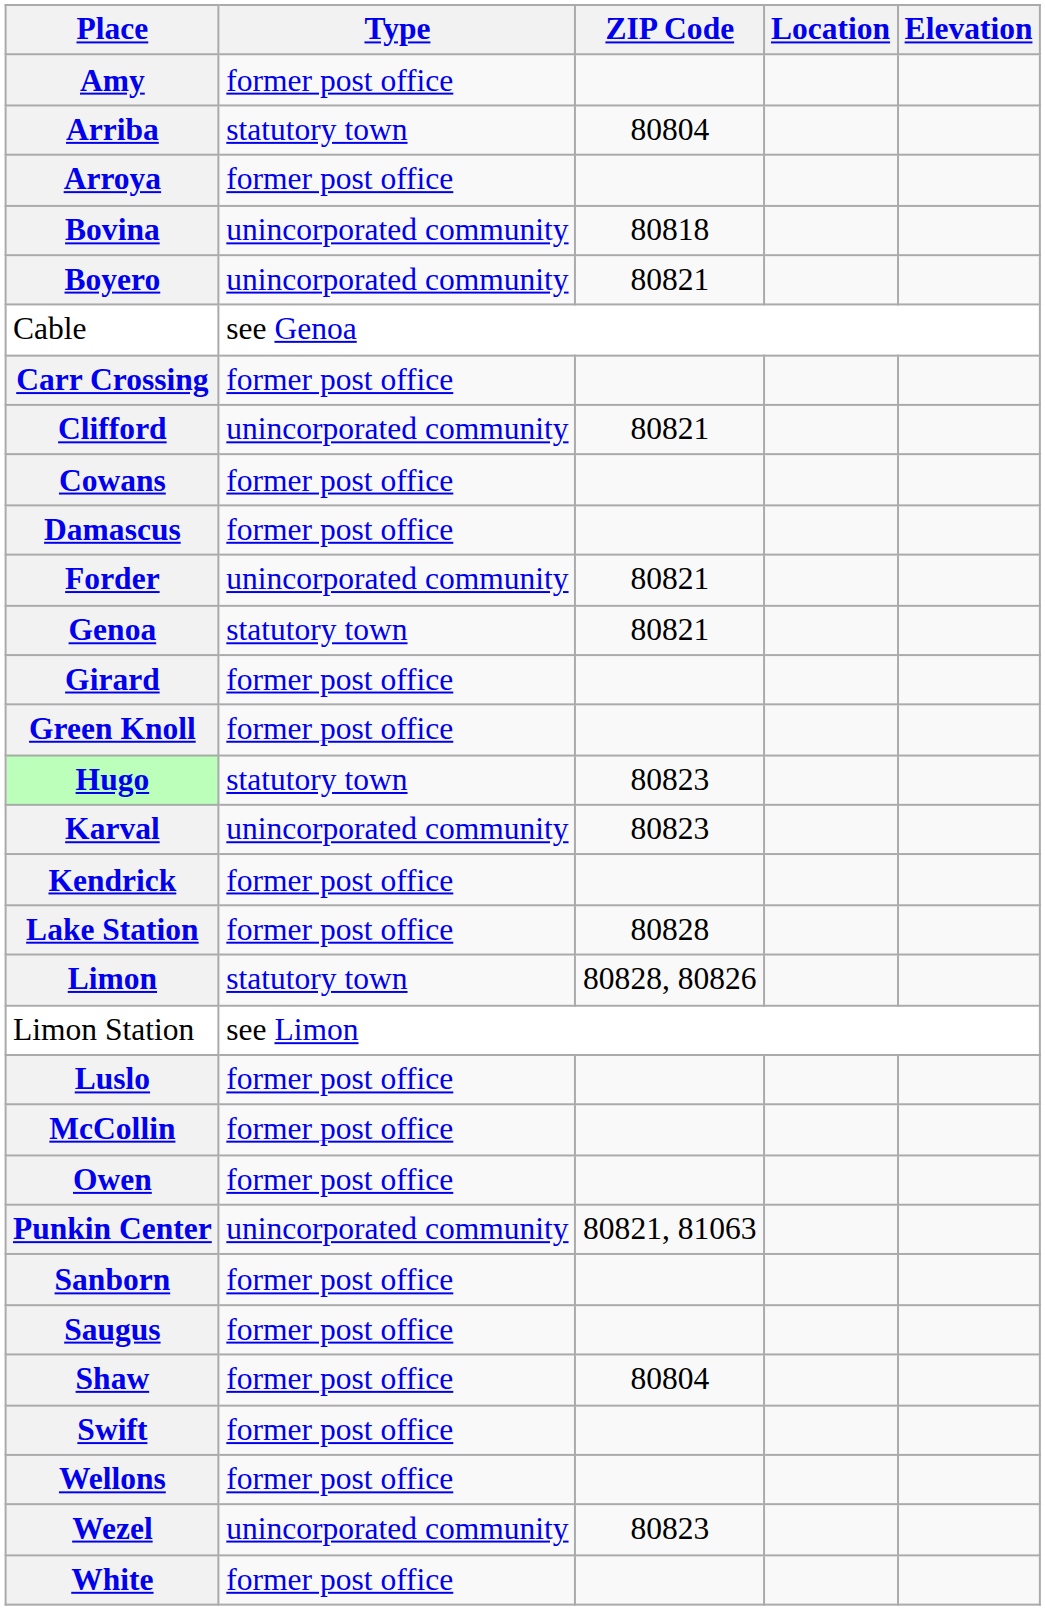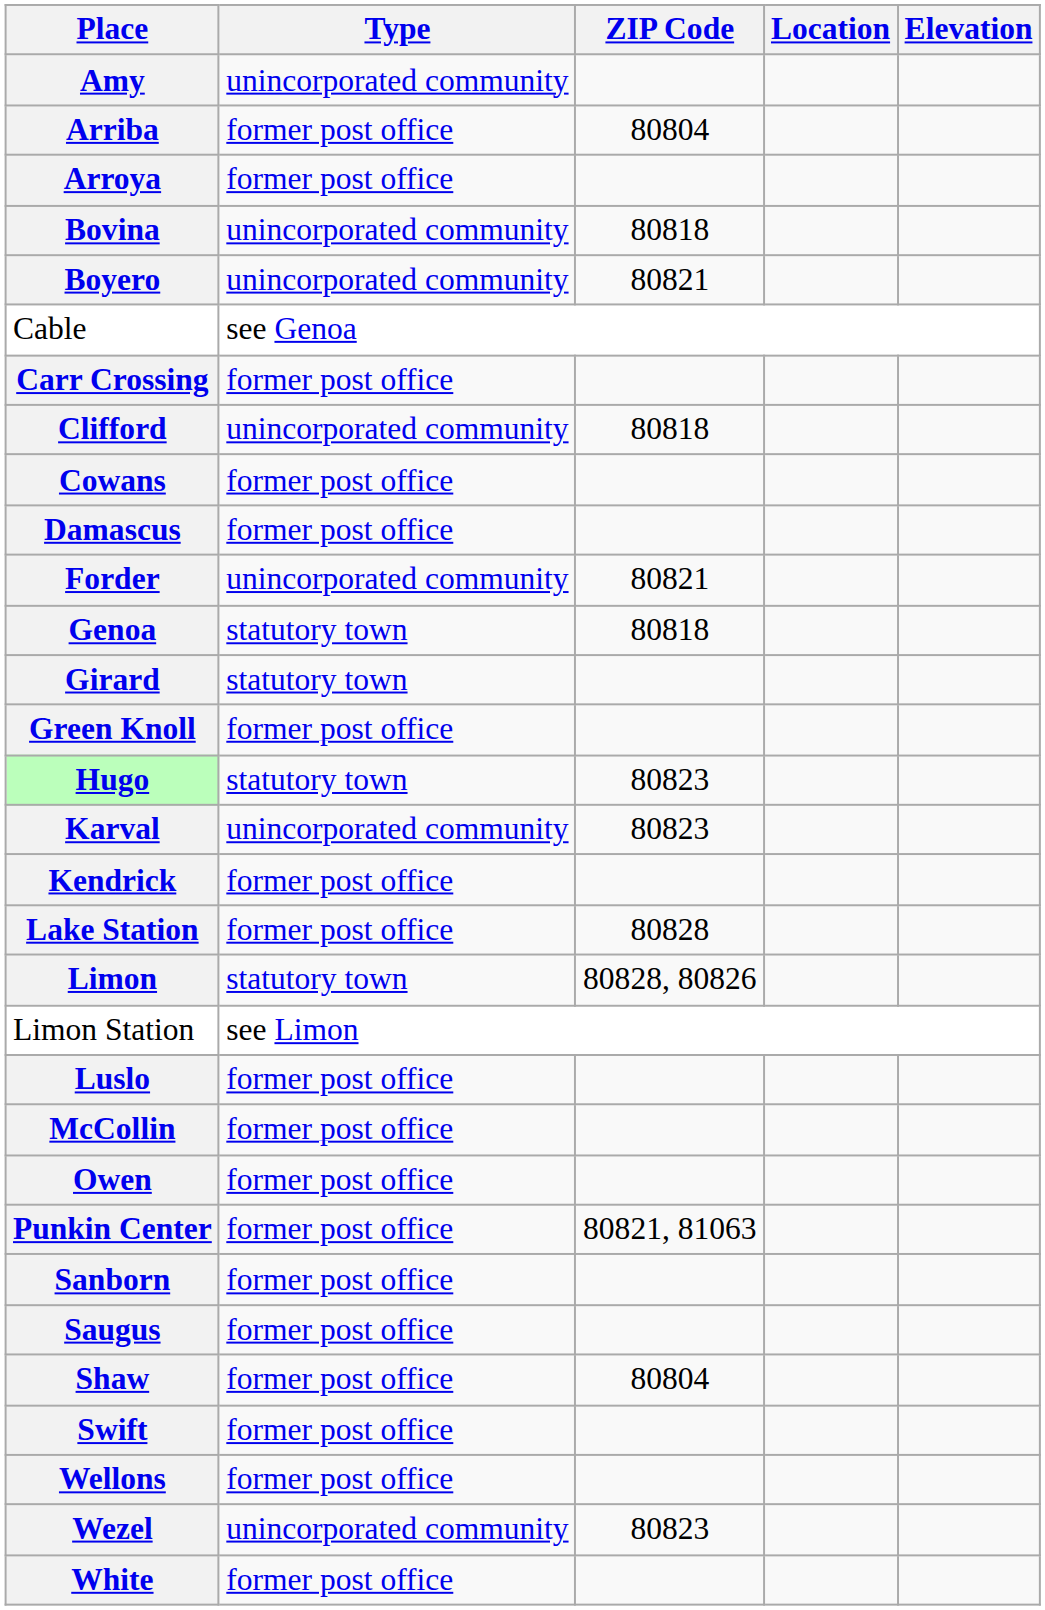(340, 79) former post office -> (397, 79) unincorporated community
(317, 129) statutory town -> (340, 129) former post office
(670, 429) 80821 -> (670, 429) 80818
(670, 629) 80821 -> (670, 629) 80818
(340, 679) former post office -> (317, 679) statutory town
(397, 1229) unincorporated community -> (340, 1229) former post office
